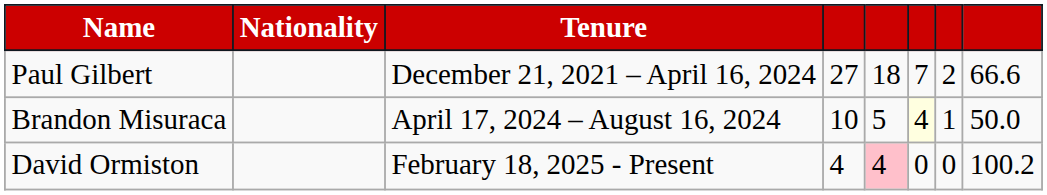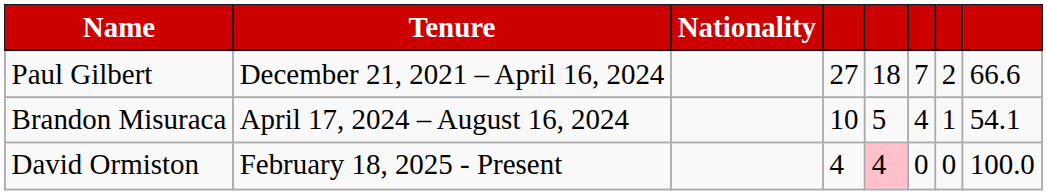columns swapped: (309, 27) <-> (604, 27)
(921, 119) lightyellow background -> (921, 119) no background
(995, 119) 50.0 -> (995, 119) 54.1
(1002, 165) 100.2 -> (1002, 165) 100.0
